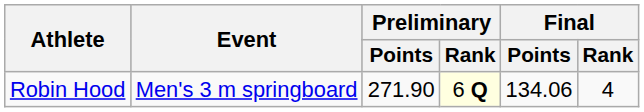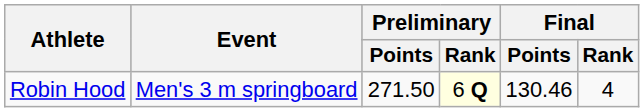(401, 90) 271.90 -> (401, 90) 271.50
(539, 90) 134.06 -> (539, 90) 130.46
